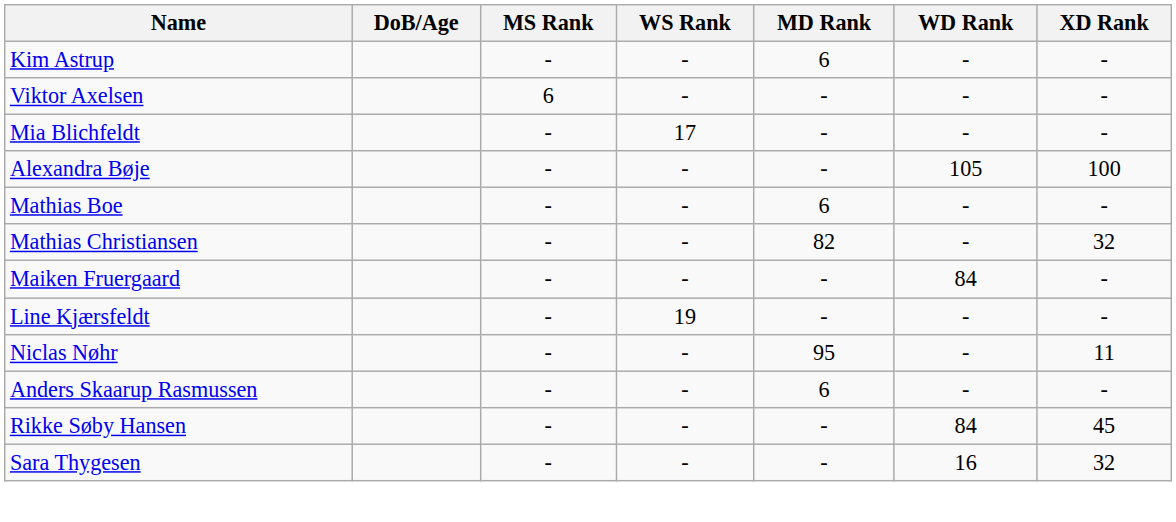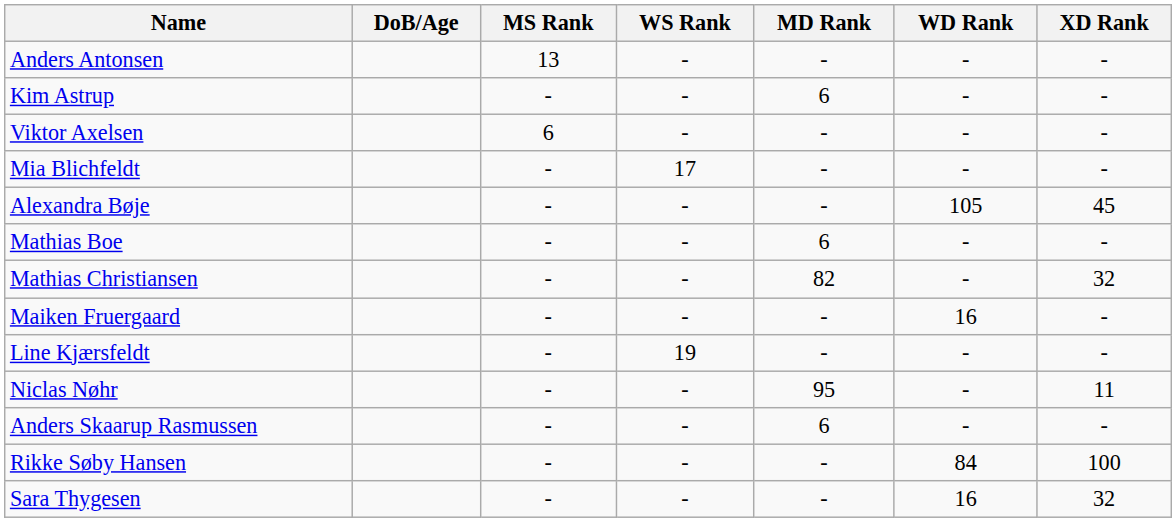+ row: (87, 59)
(1104, 169) 100 -> (1104, 205) 45
(966, 279) 84 -> (966, 315) 16
(1104, 425) 45 -> (1104, 462) 100
